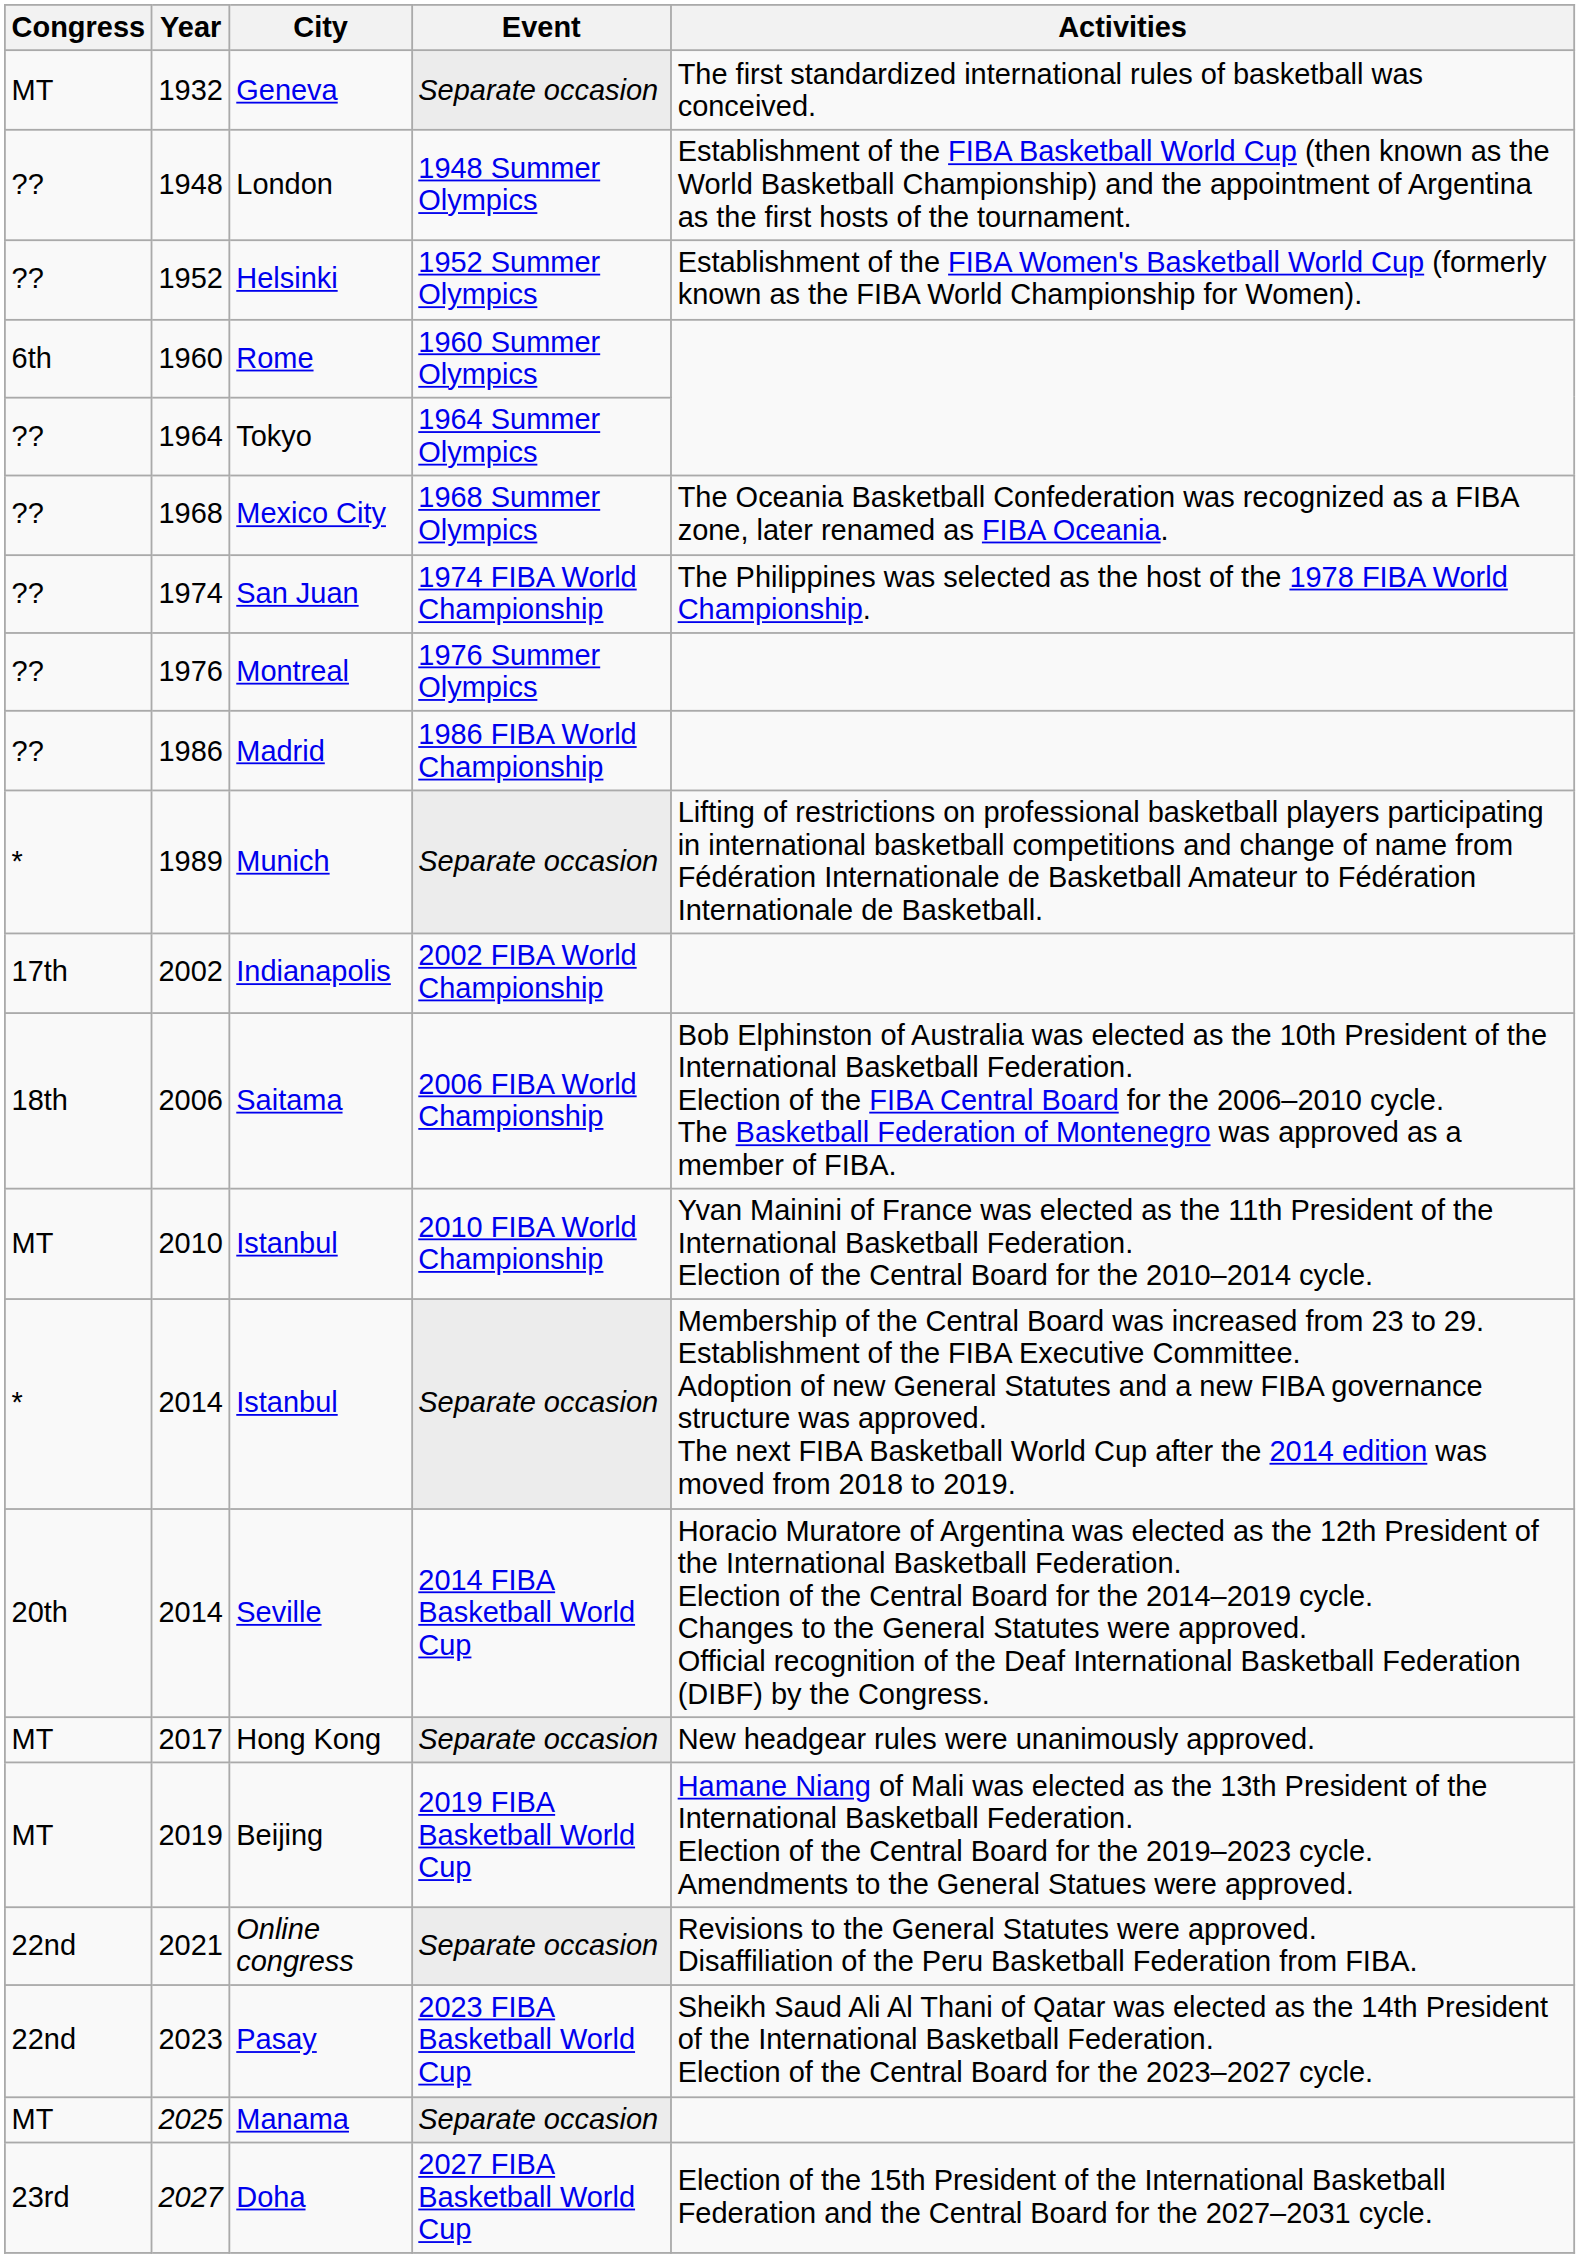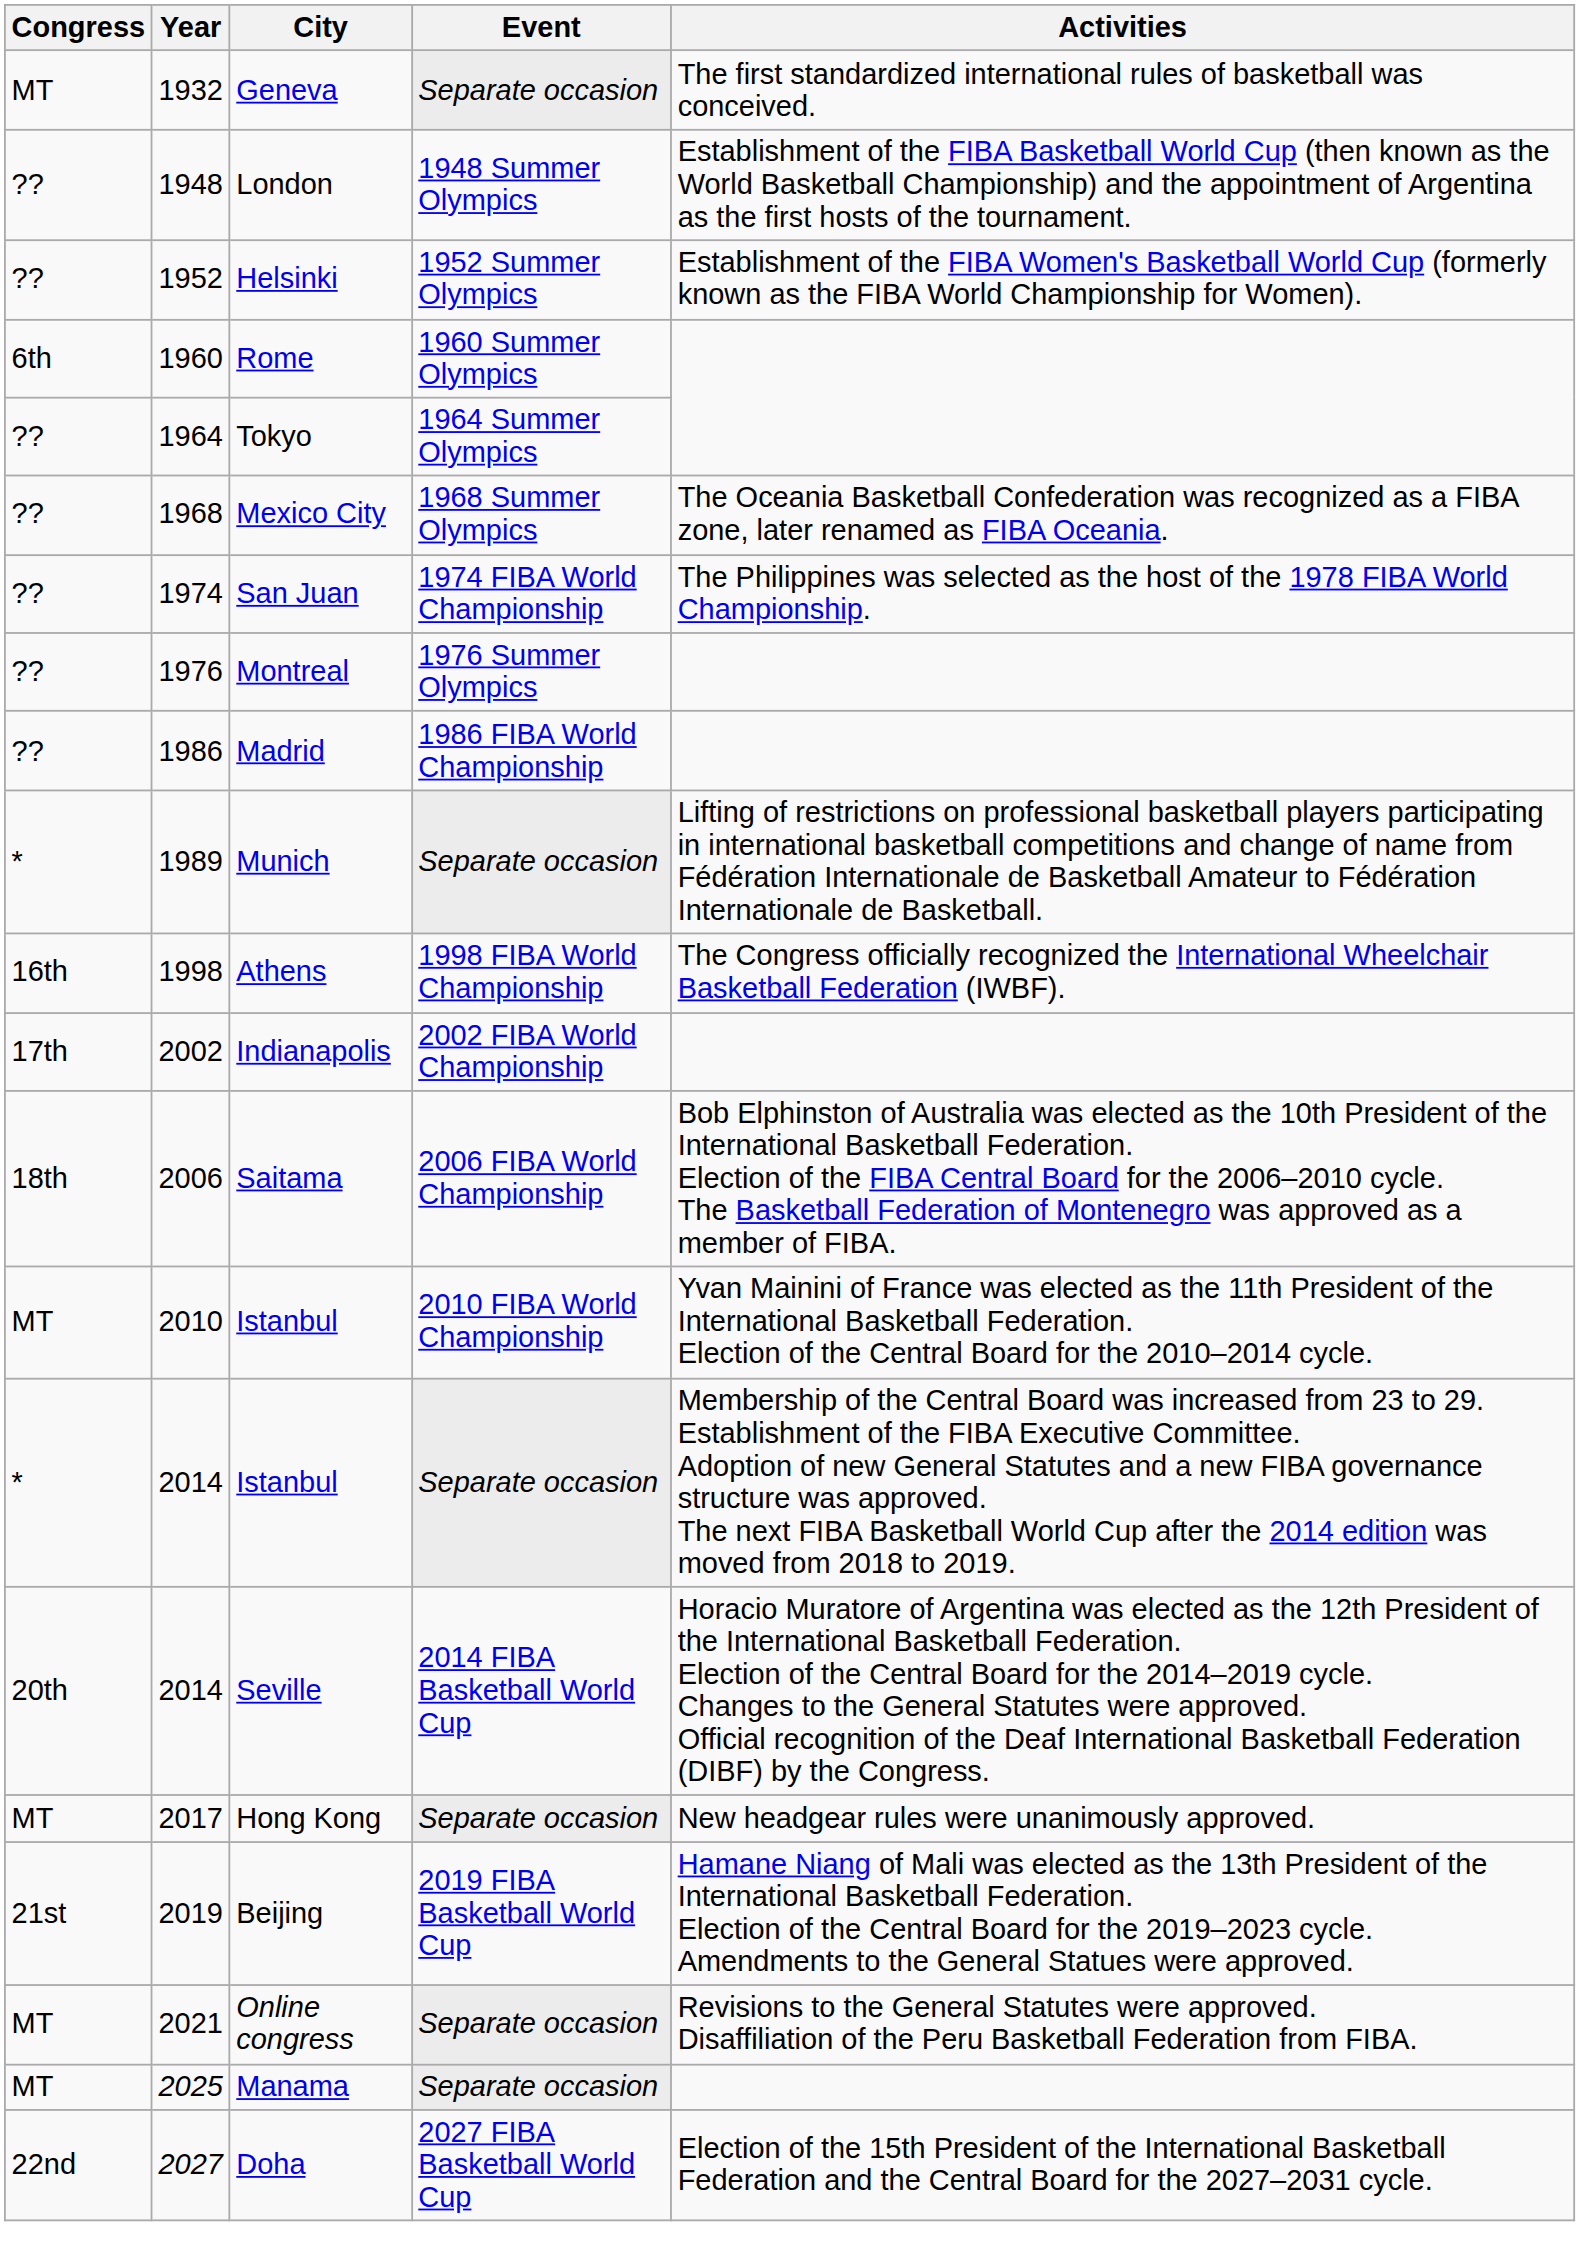+ row: (191, 972)
(32, 1834) MT -> (39, 1913) 21st
(44, 1945) 22nd -> (32, 2024) MT
- row: (191, 2040)
(41, 2197) 23rd -> (44, 2164) 22nd
